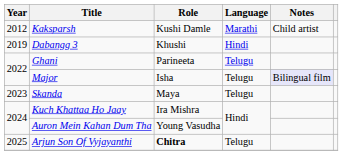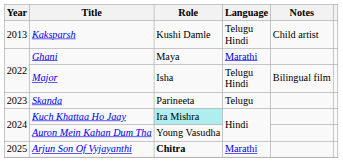(17, 28) 2012 -> (17, 34) 2013
(241, 28) Marathi -> (239, 34) Telugu Hindi
- row: (55, 45)
(175, 61) Parineeta -> (168, 56) Maya
(239, 61) Telugu -> (241, 56) Marathi
(239, 77) Telugu -> (239, 78) Telugu Hindi
(302, 77) lavender background -> (302, 78) no background
(168, 93) Maya -> (175, 100) Parineeta
(178, 110) no background -> (178, 116) paleturquoise background
(239, 142) Telugu -> (241, 149) Marathi
